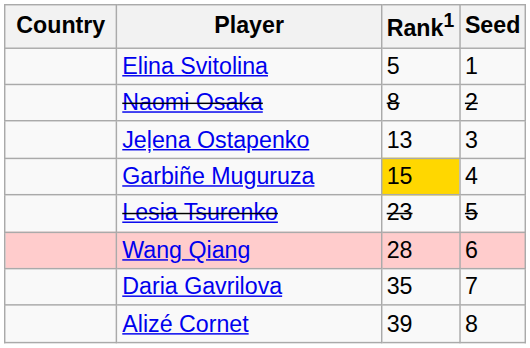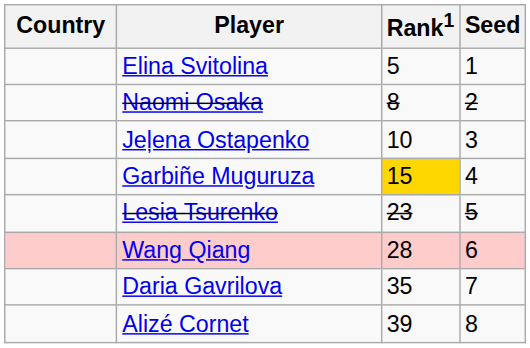(400, 139) 13 -> (400, 139) 10
